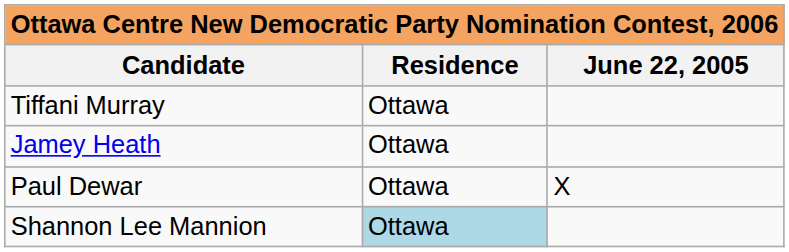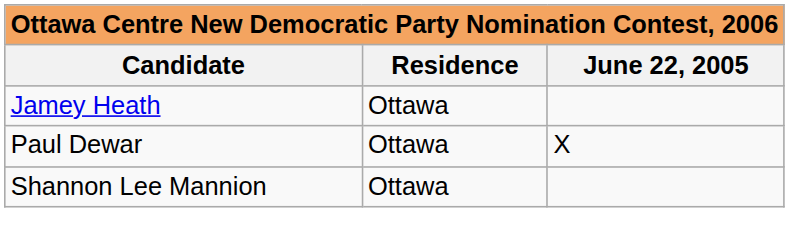- row: (88, 105)
(408, 226) lightblue background -> (408, 186) no background
